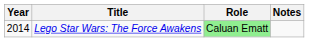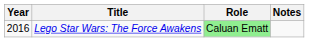(18, 28) 2014 -> (18, 28) 2016
